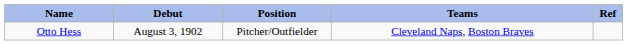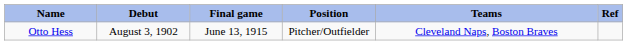+ column: (236, 13)
